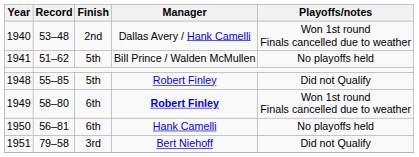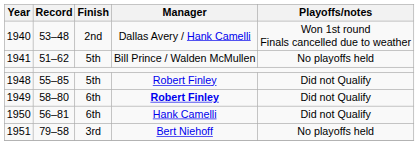(336, 104) Won 1st round Finals cancelled due to weather -> (336, 98) Did not Qualify
(336, 127) No playoffs held -> (336, 115) Did not Qualify
(336, 144) Did not Qualify -> (336, 132) No playoffs held
